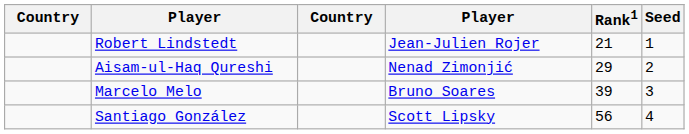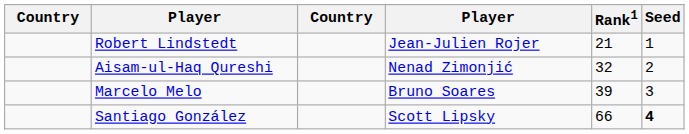(604, 69) 29 -> (604, 69) 32
(604, 117) 56 -> (604, 117) 66
(649, 117) normal -> (649, 117) bold
